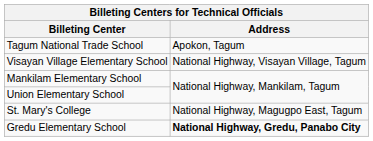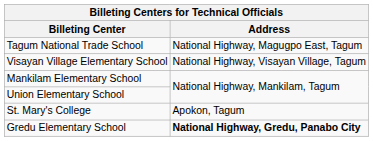(208, 45) Apokon, Tagum -> (267, 45) National Highway, Magugpo East, Tagum
(267, 111) National Highway, Magugpo East, Tagum -> (208, 111) Apokon, Tagum
